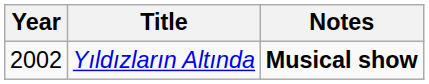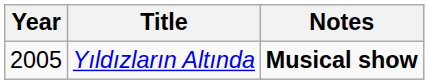(36, 60) 2002 -> (36, 60) 2005
